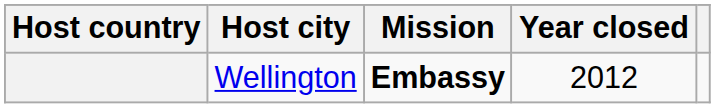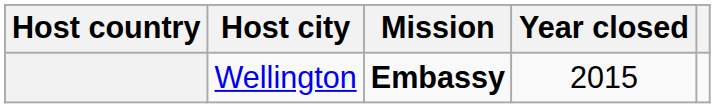(604, 77) 2012 -> (604, 77) 2015
